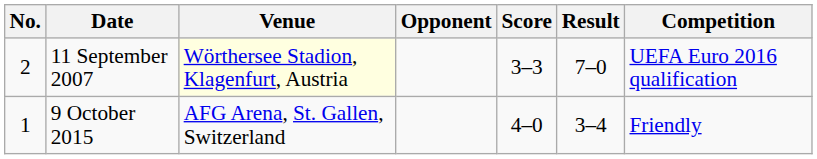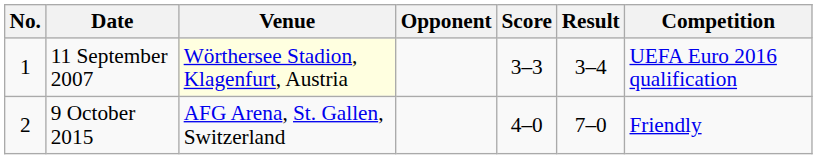(25, 67) 2 -> (25, 67) 1
(591, 67) 7–0 -> (591, 67) 3–4
(25, 124) 1 -> (25, 124) 2
(591, 124) 3–4 -> (591, 124) 7–0
